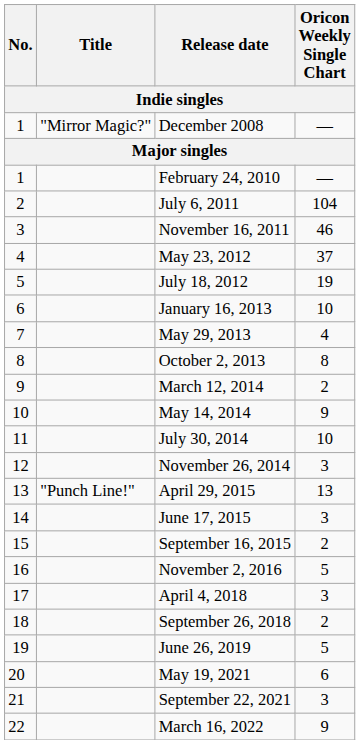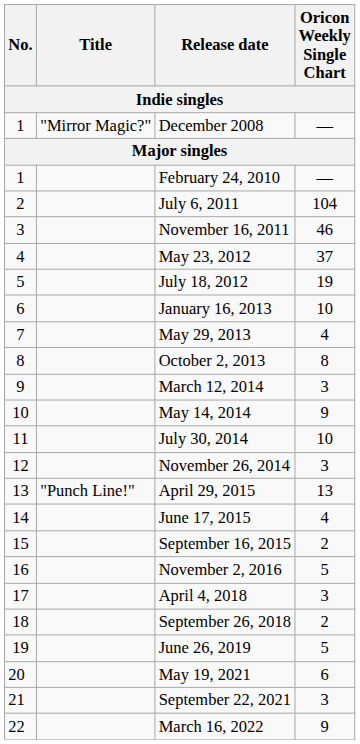(325, 386) 2 -> (325, 386) 3
(325, 517) 3 -> (325, 517) 4
